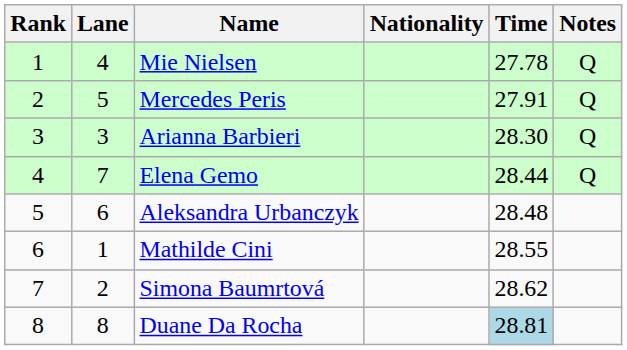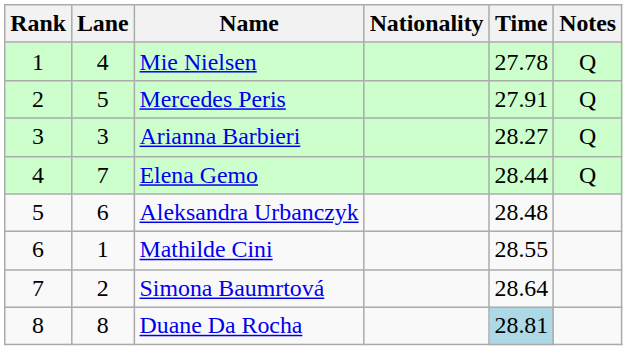(521, 136) 28.30 -> (521, 136) 28.27
(521, 288) 28.62 -> (521, 288) 28.64
